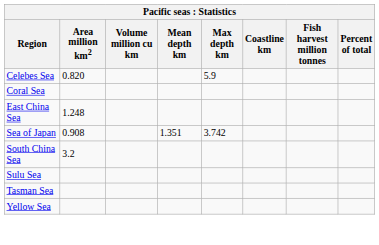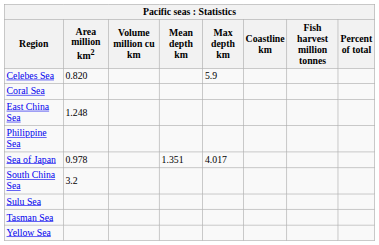+ row: (27, 139)
(73, 133) 0.908 -> (76, 160) 0.978
(215, 133) 3.742 -> (216, 160) 4.017
